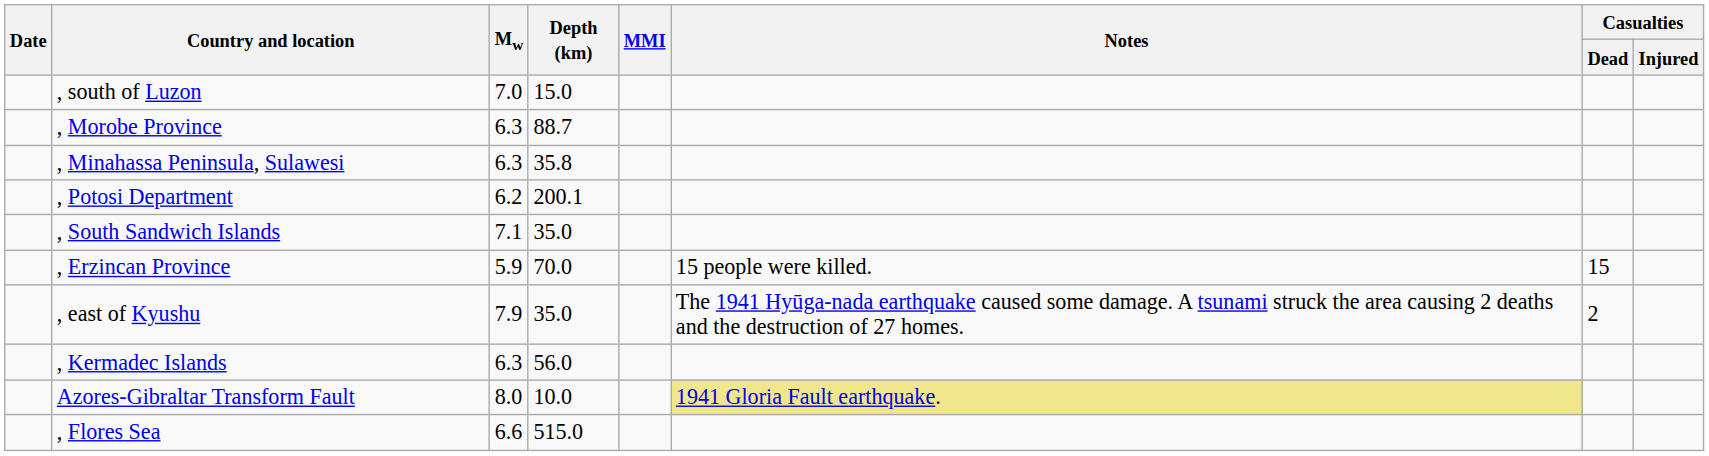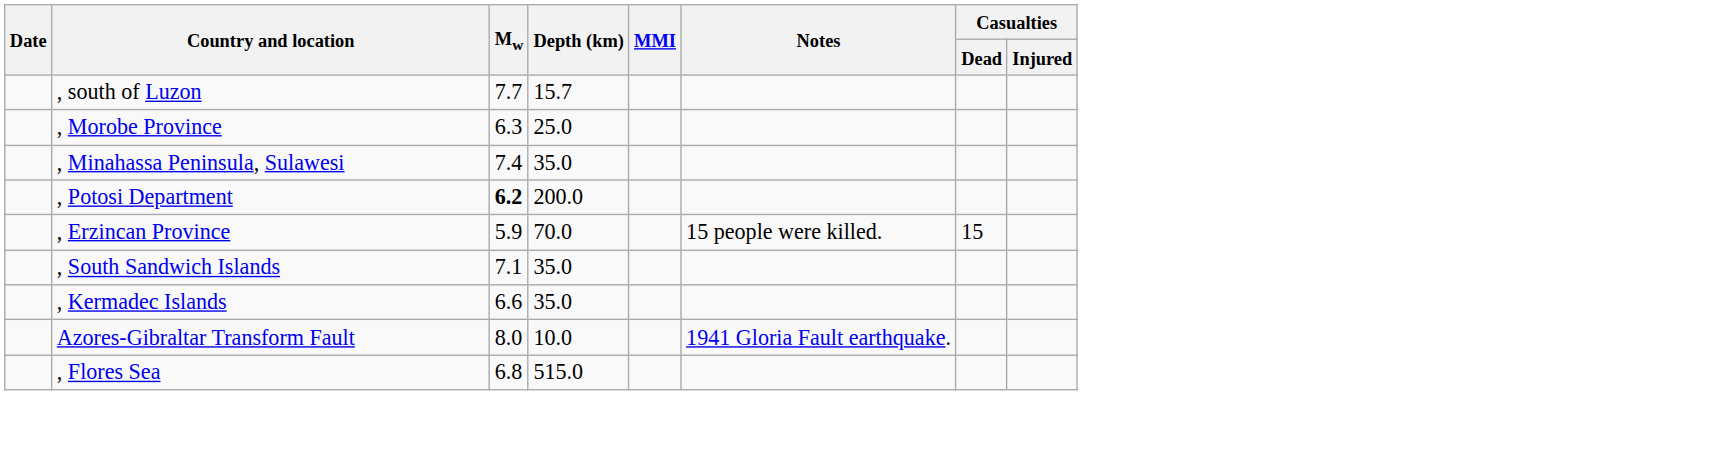(509, 92) 7.0 -> (509, 92) 7.7
(553, 92) 15.0 -> (553, 92) 15.7
(553, 127) 88.7 -> (553, 127) 25.0
(509, 162) 6.3 -> (509, 162) 7.4
(553, 162) 35.8 -> (553, 162) 35.0
(509, 197) normal -> (509, 197) bold
(558, 197) 200.1 -> (558, 197) 200.0
rows swapped: (144, 267) <-> (168, 232)
- row: (129, 314)
(509, 362) 6.3 -> (509, 302) 6.6
(553, 362) 56.0 -> (553, 302) 35.0
(808, 397) khaki background -> (819, 337) no background
(509, 432) 6.6 -> (509, 372) 6.8
